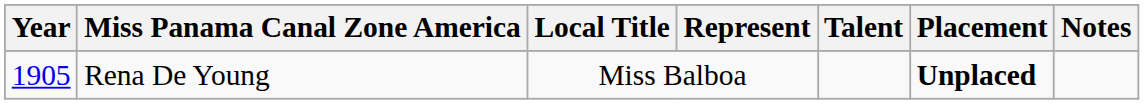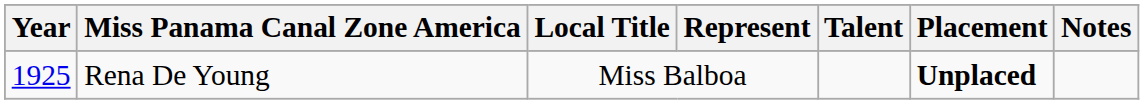(41, 74) 1905 -> (41, 74) 1925
